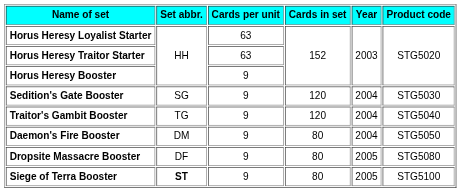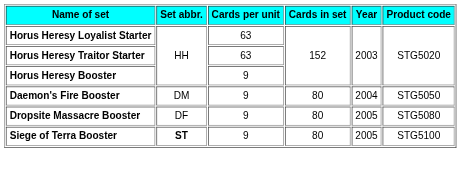- row: (67, 96)
- row: (69, 116)
